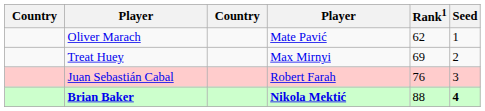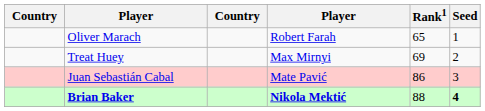(298, 37) Mate Pavić -> (303, 37) Robert Farah
(419, 37) 62 -> (419, 37) 65
(303, 77) Robert Farah -> (298, 77) Mate Pavić
(419, 77) 76 -> (419, 77) 86
